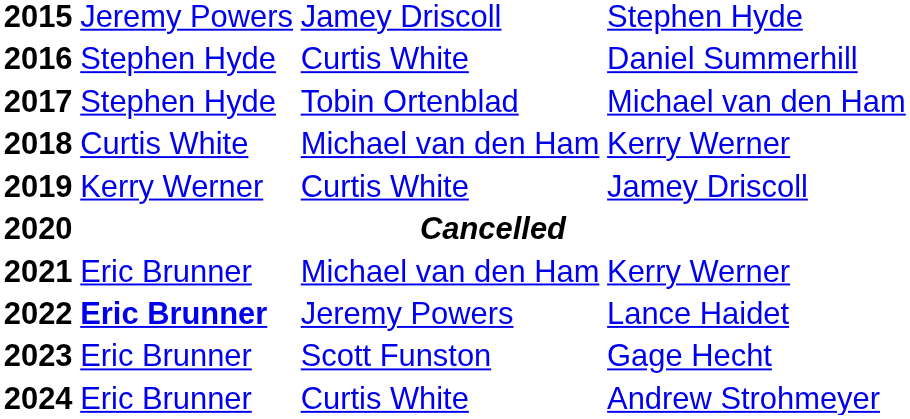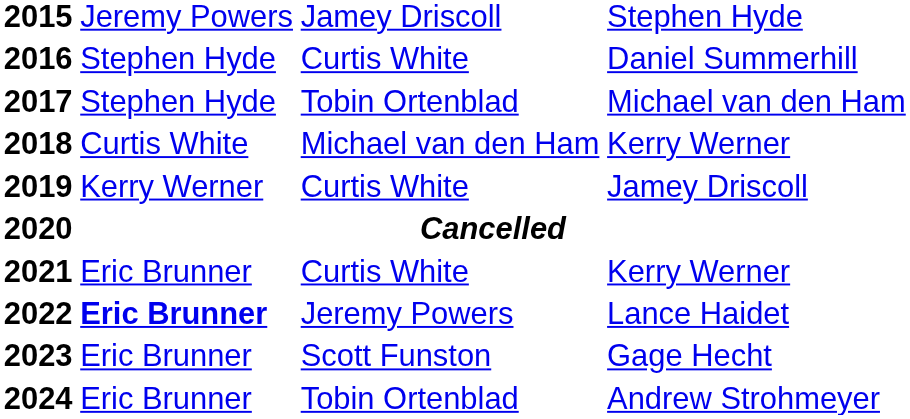(450, 271) Michael van den Ham -> (385, 271) Curtis White
(385, 398) Curtis White -> (410, 398) Tobin Ortenblad
